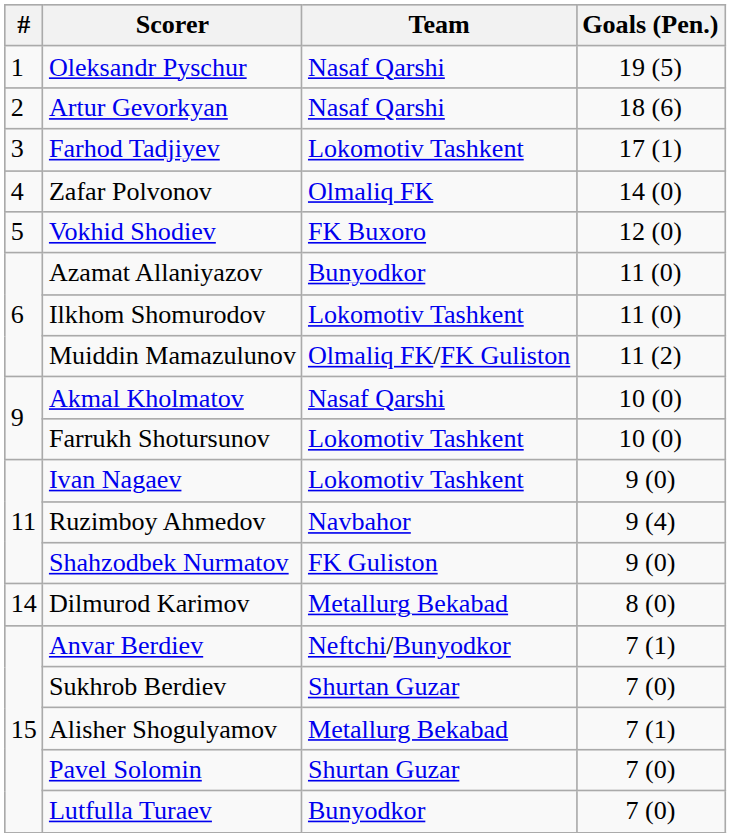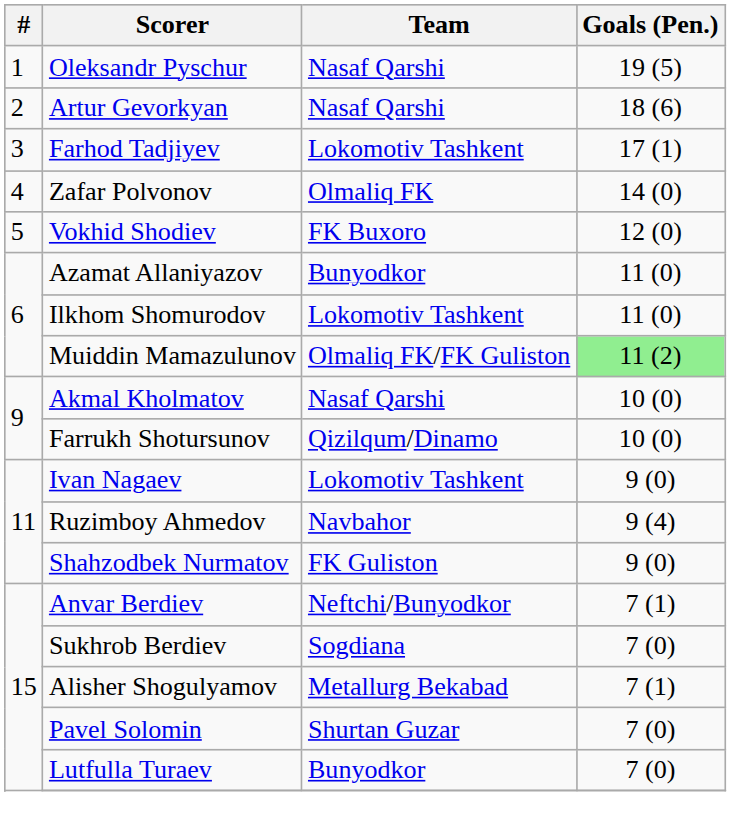(650, 356) no background -> (650, 356) lightgreen background
(416, 438) Lokomotiv Tashkent -> (403, 438) Qizilqum/Dinamo
- row: (149, 604)
(384, 686) Shurtan Guzar -> (357, 645) Sogdiana
